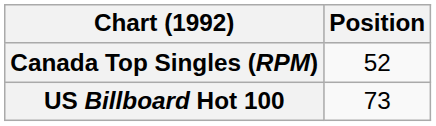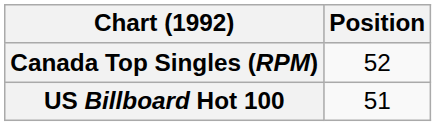(377, 100) 73 -> (377, 100) 51
